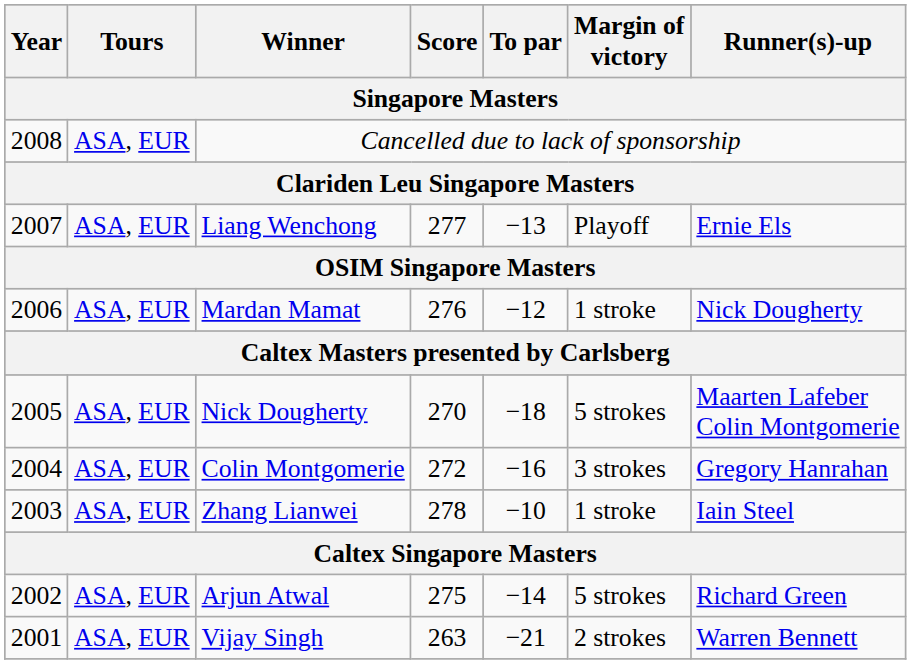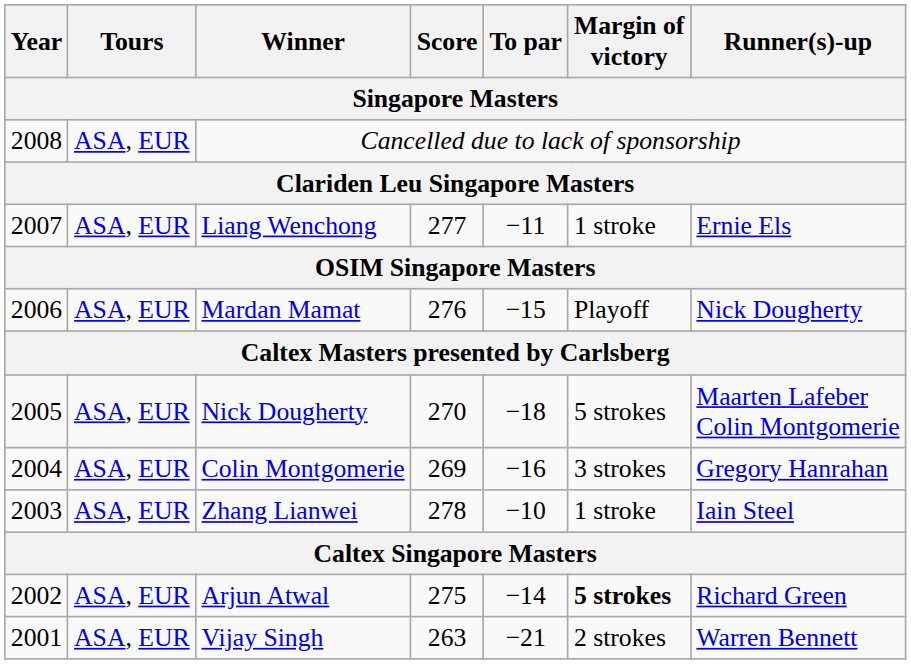(526, 225) −13 -> (526, 225) −11
(611, 225) Playoff -> (615, 225) 1 stroke
(526, 310) −12 -> (526, 310) −15
(615, 310) 1 stroke -> (611, 310) Playoff
(447, 467) 272 -> (447, 467) 269
(620, 594) normal -> (623, 594) bold
